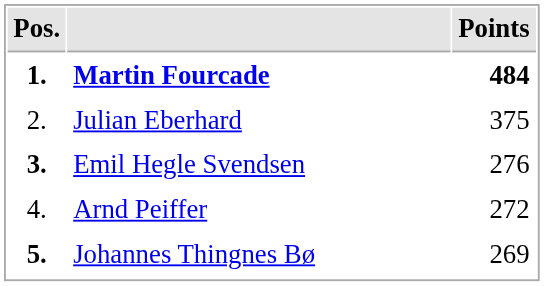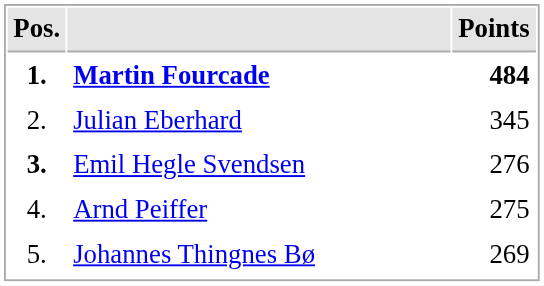(510, 119) 375 -> (510, 119) 345
(510, 209) 272 -> (510, 209) 275
(37, 253) bold -> (37, 253) normal
